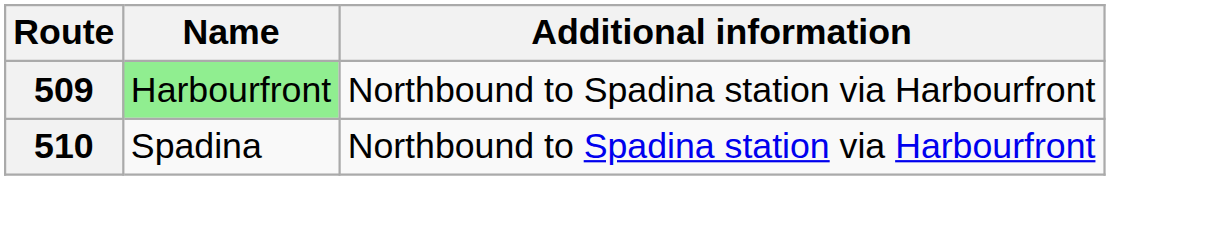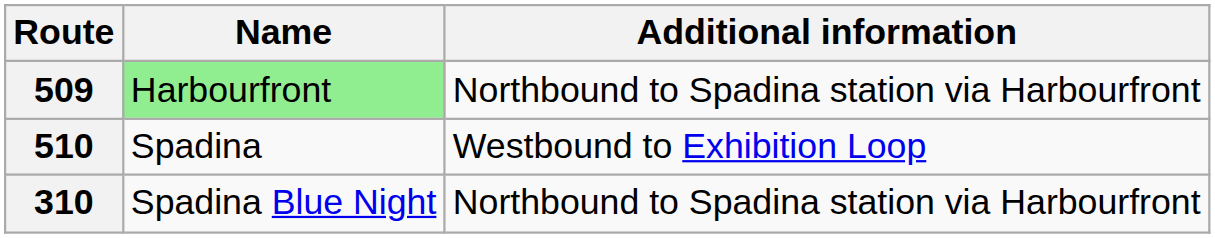(722, 145) Northbound to Spadina station via Harbourfront -> (690, 145) Westbound to Exhibition Loop
+ row: (64, 202)
